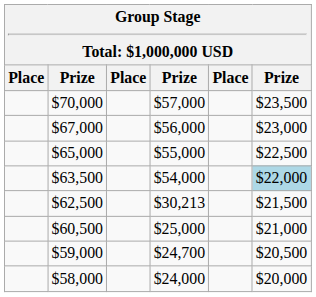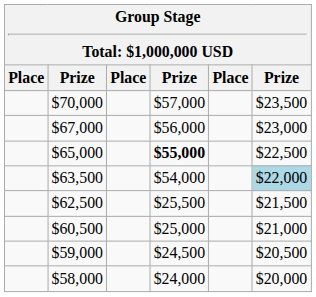(179, 153) normal -> (179, 153) bold
(179, 203) $30,213 -> (179, 203) $25,500
(179, 253) $24,700 -> (179, 253) $24,500
